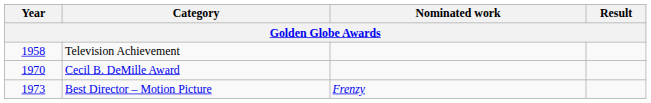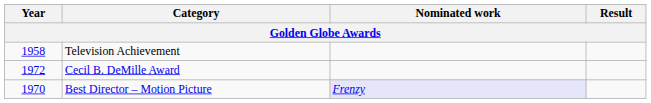(33, 70) 1970 -> (33, 70) 1972
(33, 88) 1973 -> (33, 88) 1970
(349, 88) no background -> (349, 88) lavender background
